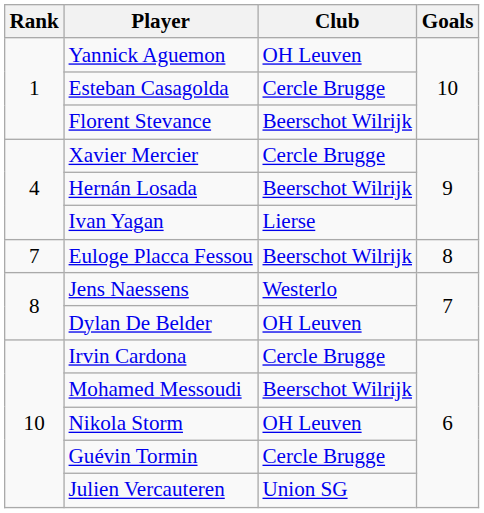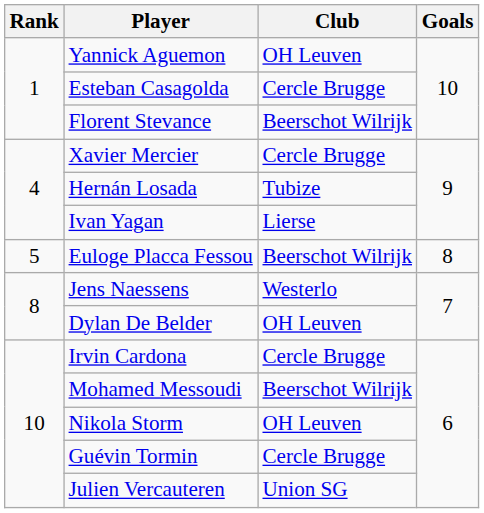(337, 188) Beerschot Wilrijk -> (291, 188) Tubize
(34, 255) 7 -> (34, 255) 5
